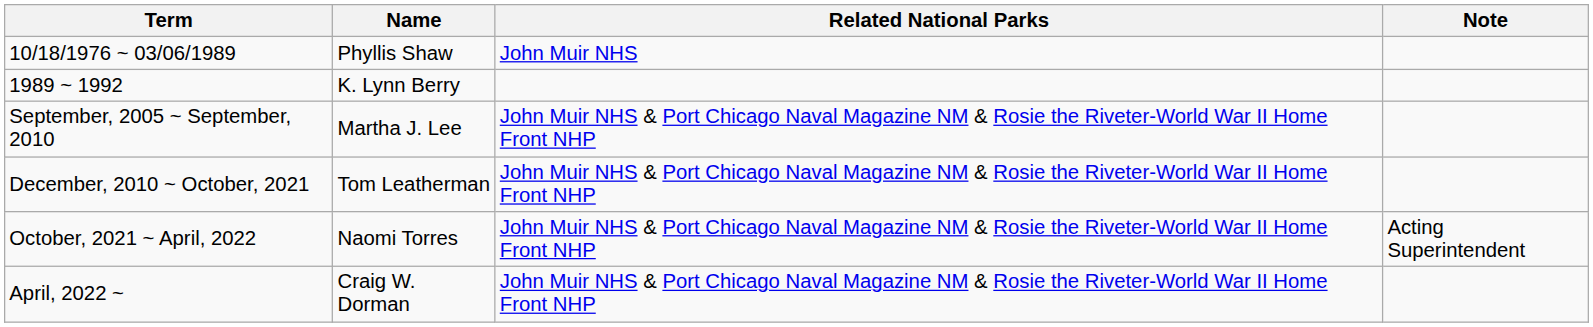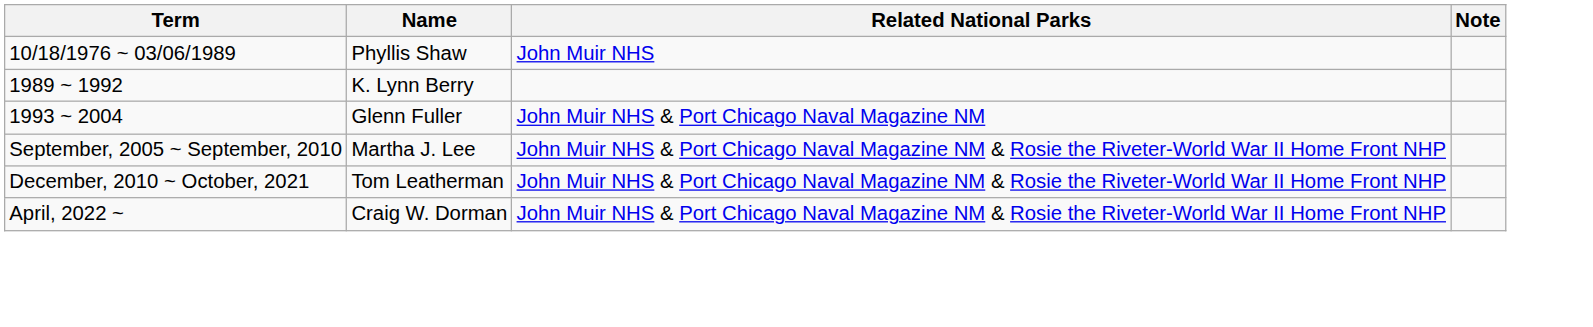+ row: (66, 117)
- row: (133, 238)
